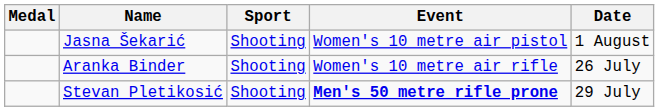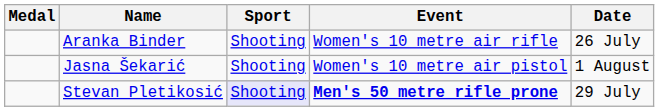rows swapped: (124, 43) <-> (124, 68)
(268, 94) no background -> (268, 94) lavender background
